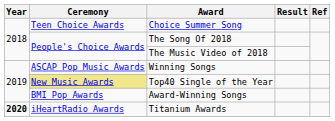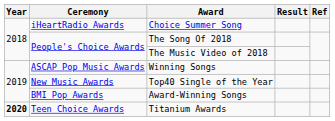(78, 25) Teen Choice Awards -> (78, 25) iHeartRadio Awards
(72, 81) khaki background -> (72, 81) no background
(78, 109) iHeartRadio Awards -> (78, 109) Teen Choice Awards
